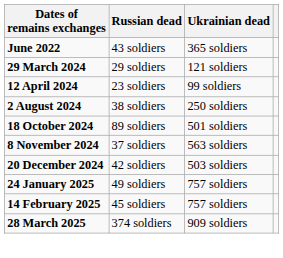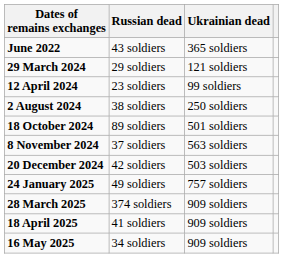- row: (54, 203)
+ row: (42, 223)
+ row: (41, 243)
